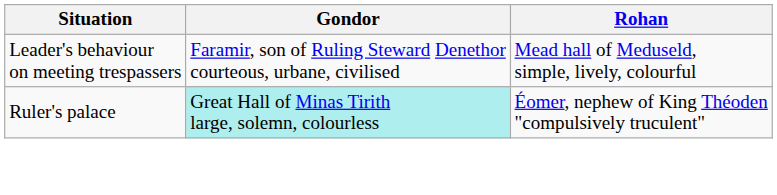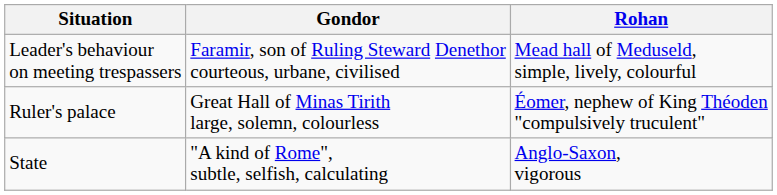(290, 112) paleturquoise background -> (290, 112) no background
+ row: (28, 163)
